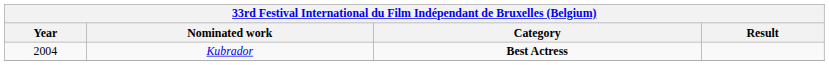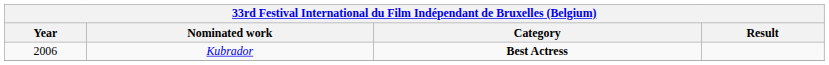(45, 51) 2004 -> (45, 51) 2006
